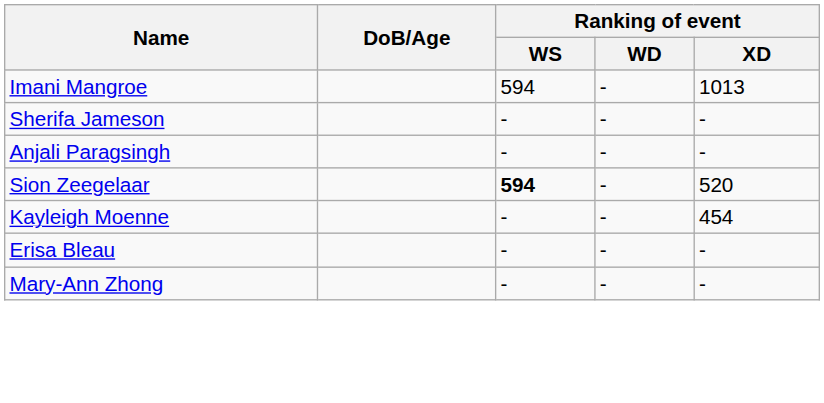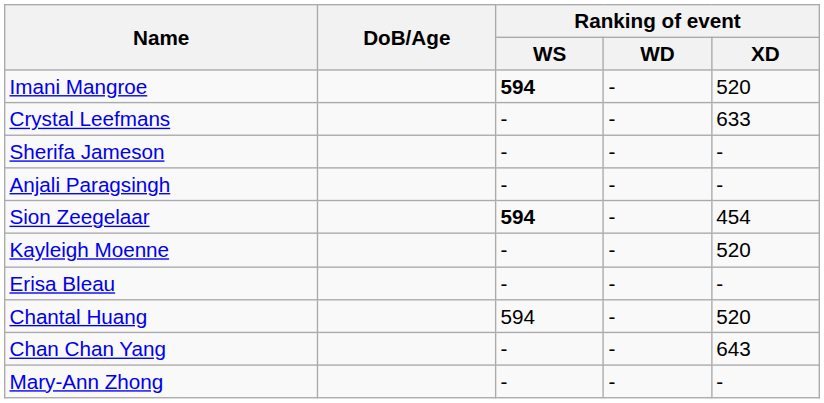(518, 87) normal -> (518, 87) bold
(722, 87) 1013 -> (733, 87) 520
+ row: (90, 119)
(716, 185) 520 -> (733, 218) 454
(716, 218) 454 -> (733, 250) 520
+ row: (78, 316)
+ row: (88, 348)
